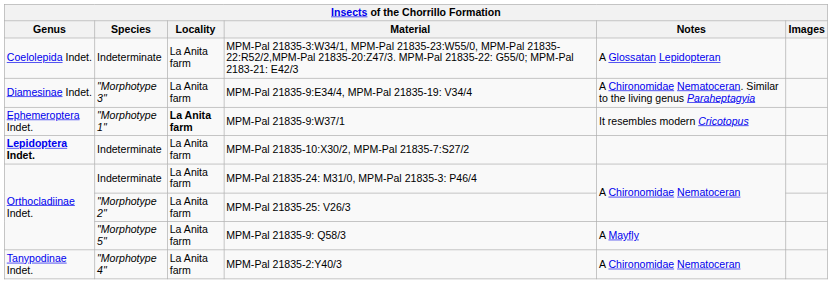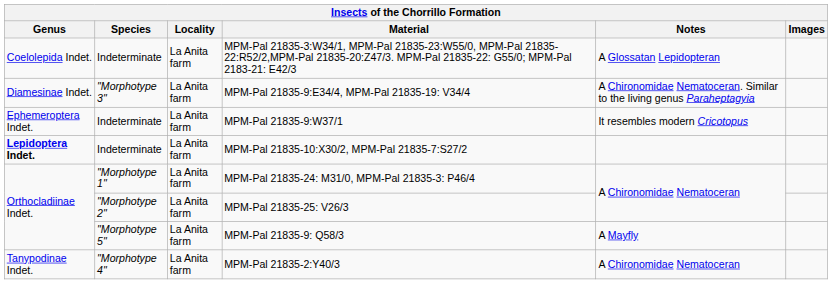(127, 121) "Morphotype 1" -> (129, 121) Indeterminate
(190, 121) bold -> (189, 121) normal
(129, 178) Indeterminate -> (127, 178) "Morphotype 1"
